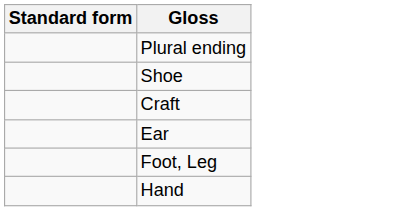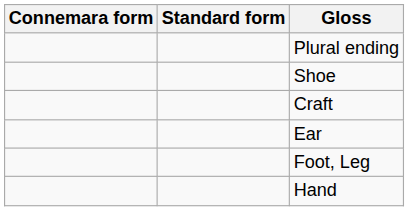+ column: (81, 18)
